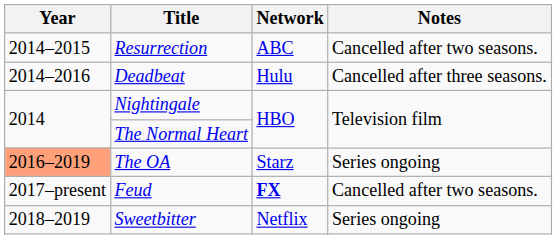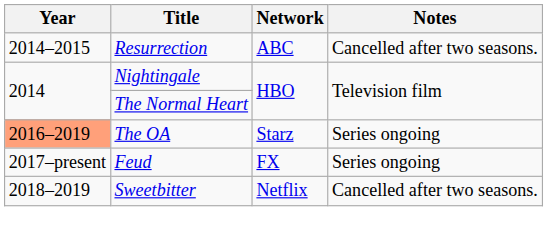- row: (150, 76)
(268, 190) bold -> (268, 162) normal
(435, 190) Cancelled after two seasons. -> (386, 162) Series ongoing
(386, 219) Series ongoing -> (435, 190) Cancelled after two seasons.
